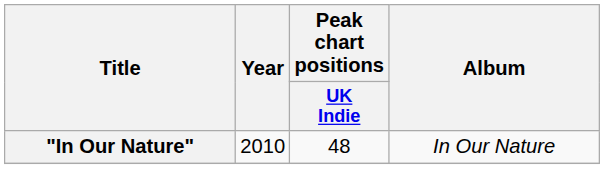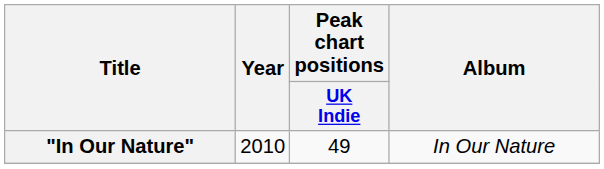(339, 146) 48 -> (339, 146) 49
